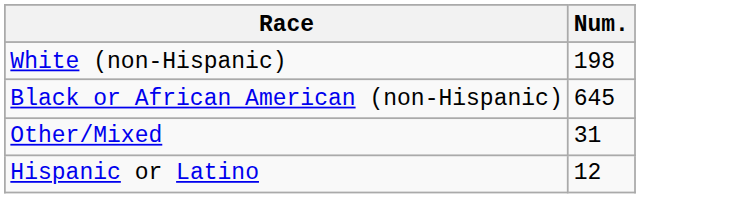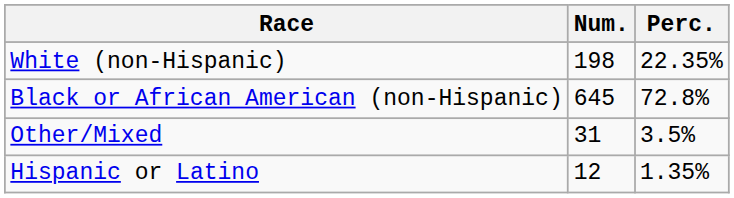+ column: (681, 24)
